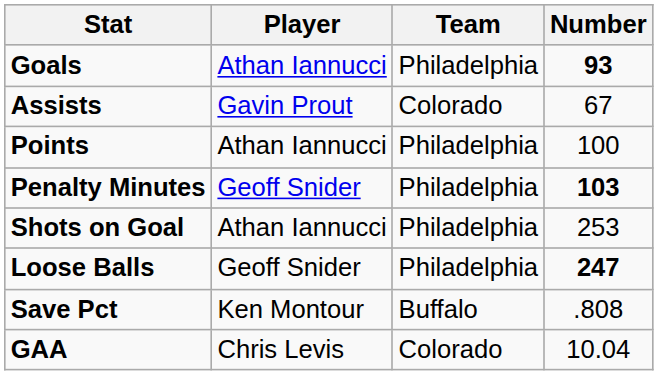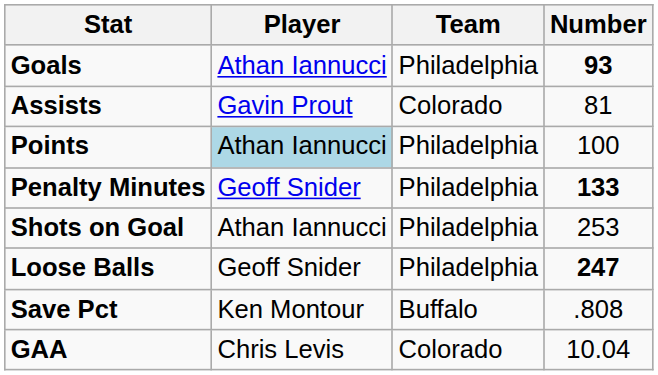(598, 106) 67 -> (598, 106) 81
(302, 146) no background -> (302, 146) lightblue background
(598, 187) 103 -> (598, 187) 133
